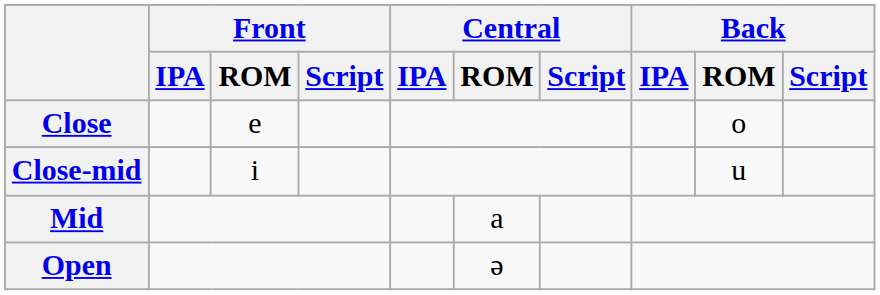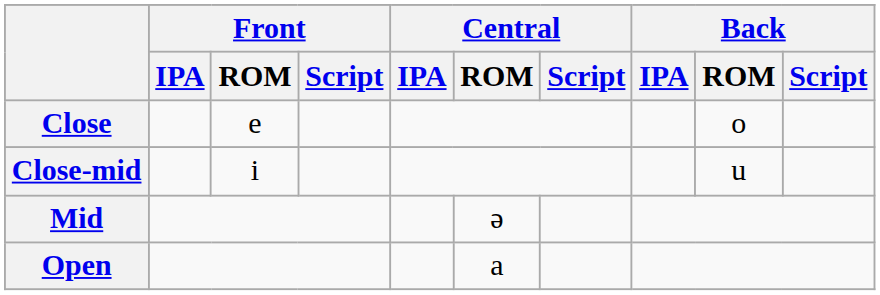(497, 218) a -> (497, 218) ə
(497, 265) ə -> (497, 265) a
